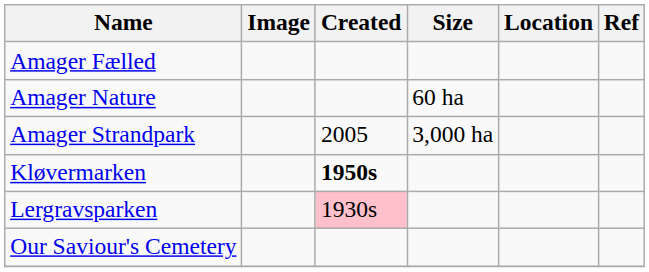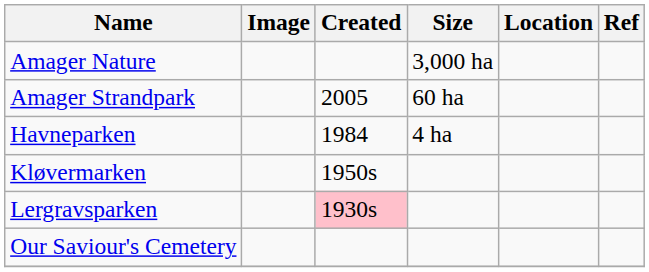- row: (83, 60)
(438, 97) 60 ha -> (453, 60) 3,000 ha
(453, 135) 3,000 ha -> (438, 97) 60 ha
+ row: (73, 135)
(349, 172) bold -> (349, 172) normal
